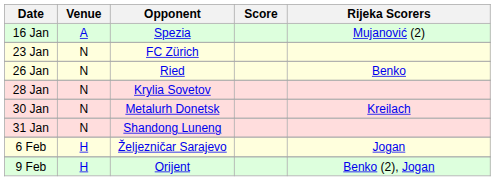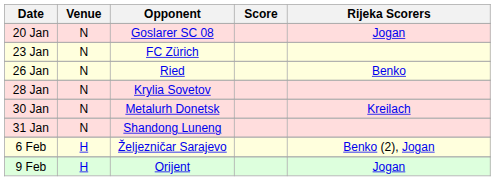- row: (31, 33)
+ row: (31, 33)
(389, 147) Jogan -> (389, 147) Benko (2), Jogan
(389, 166) Benko (2), Jogan -> (389, 166) Jogan
